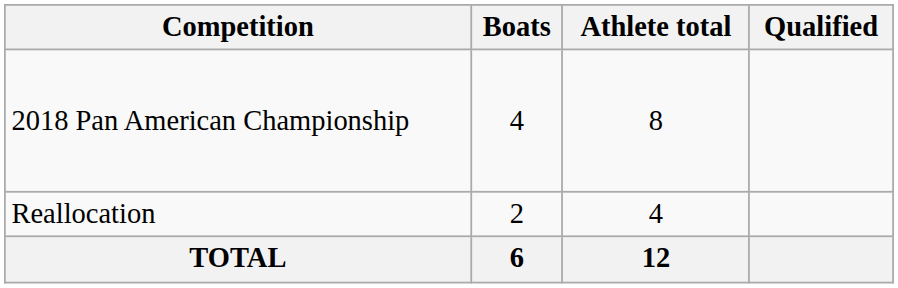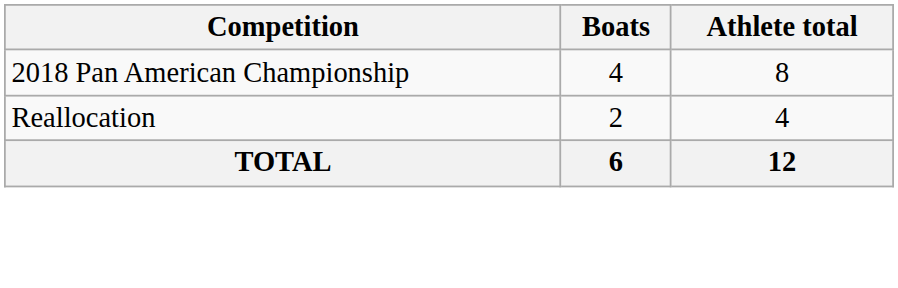- column: (821, 27)
